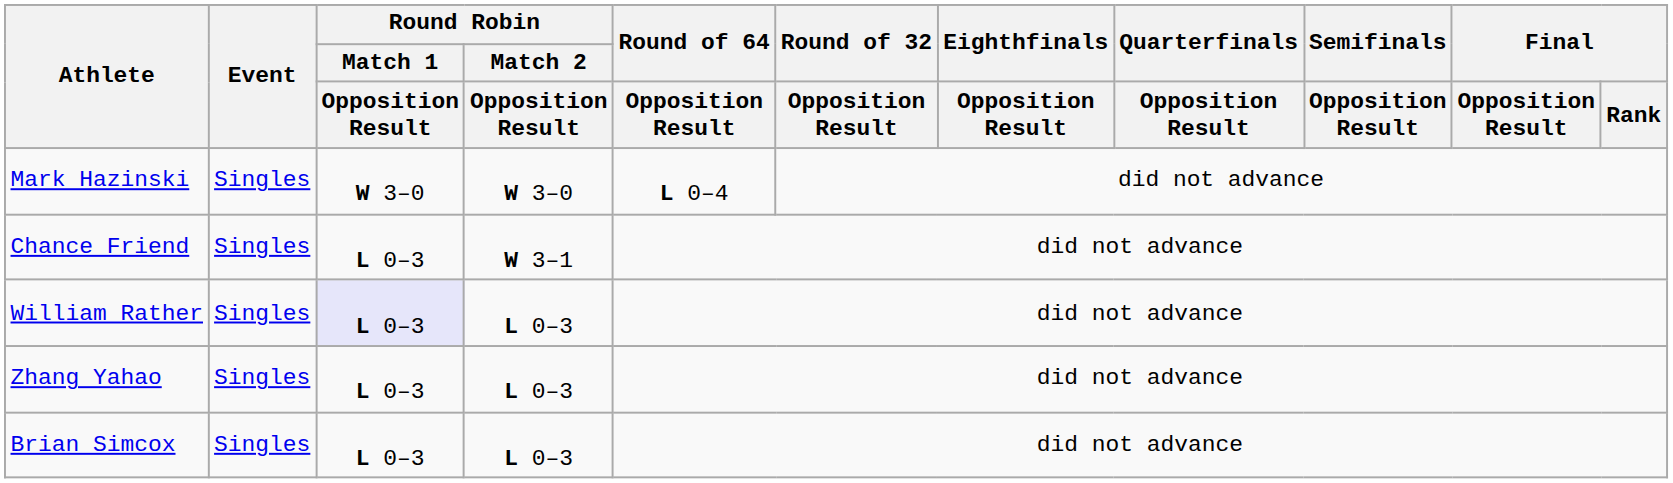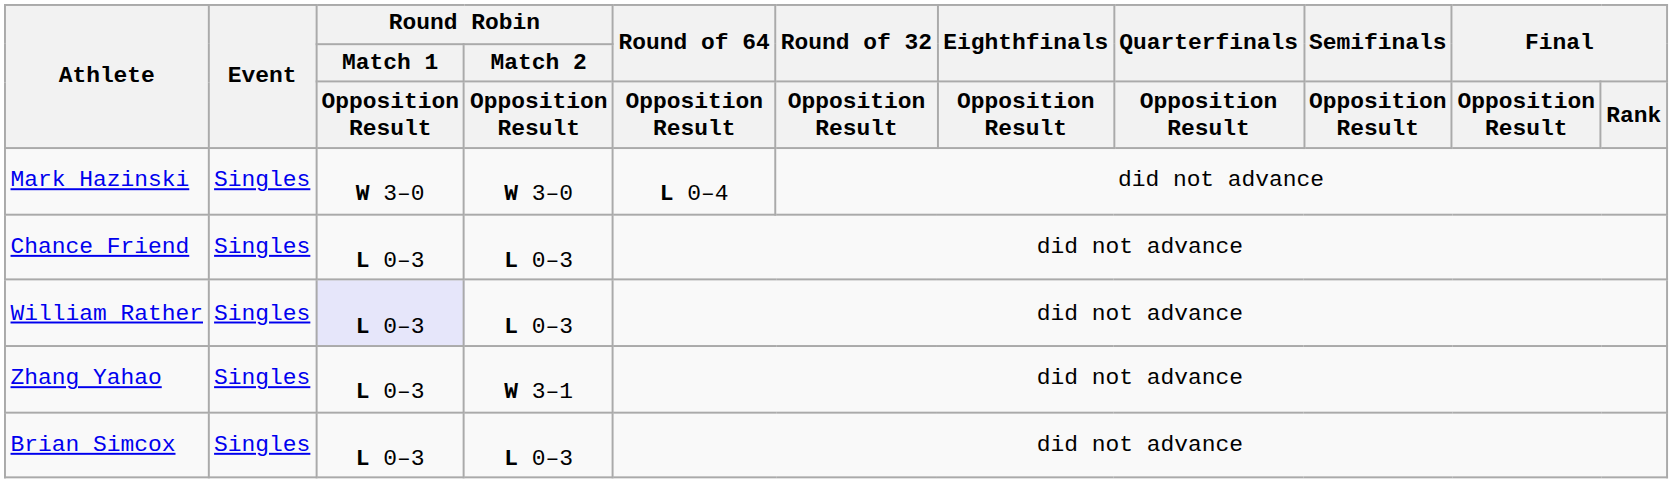(539, 260) W 3–1 -> (539, 260) L 0–3
(539, 392) L 0–3 -> (539, 392) W 3–1
